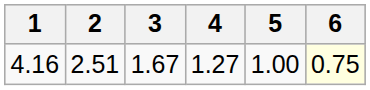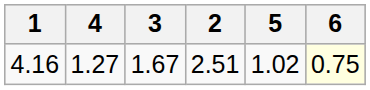columns swapped: (95, 24) <-> (215, 24)
(275, 63) 1.00 -> (275, 63) 1.02
